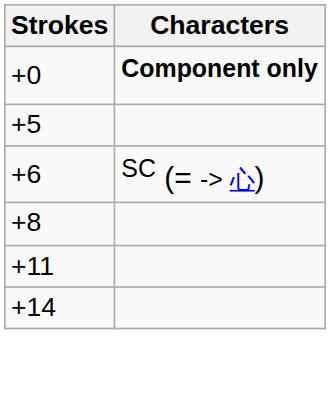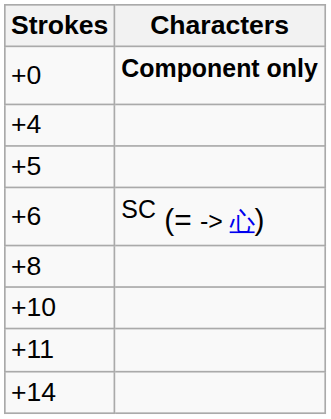+ row: (26, 124)
+ row: (33, 307)
